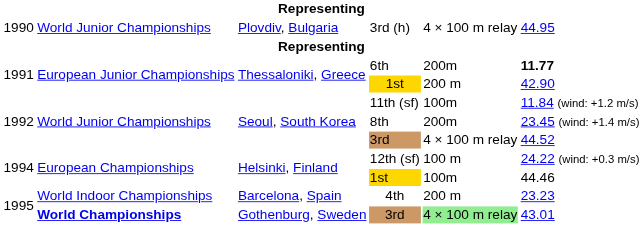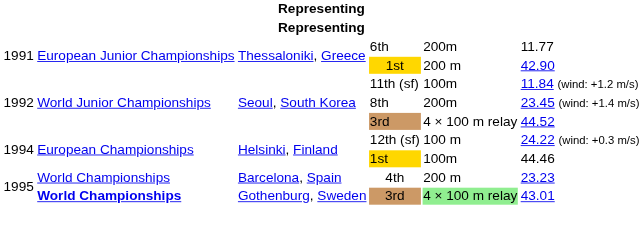- row: (288, 27)
(537, 65) bold -> (537, 46) normal
(125, 196) World Indoor Championships -> (104, 177) World Championships
